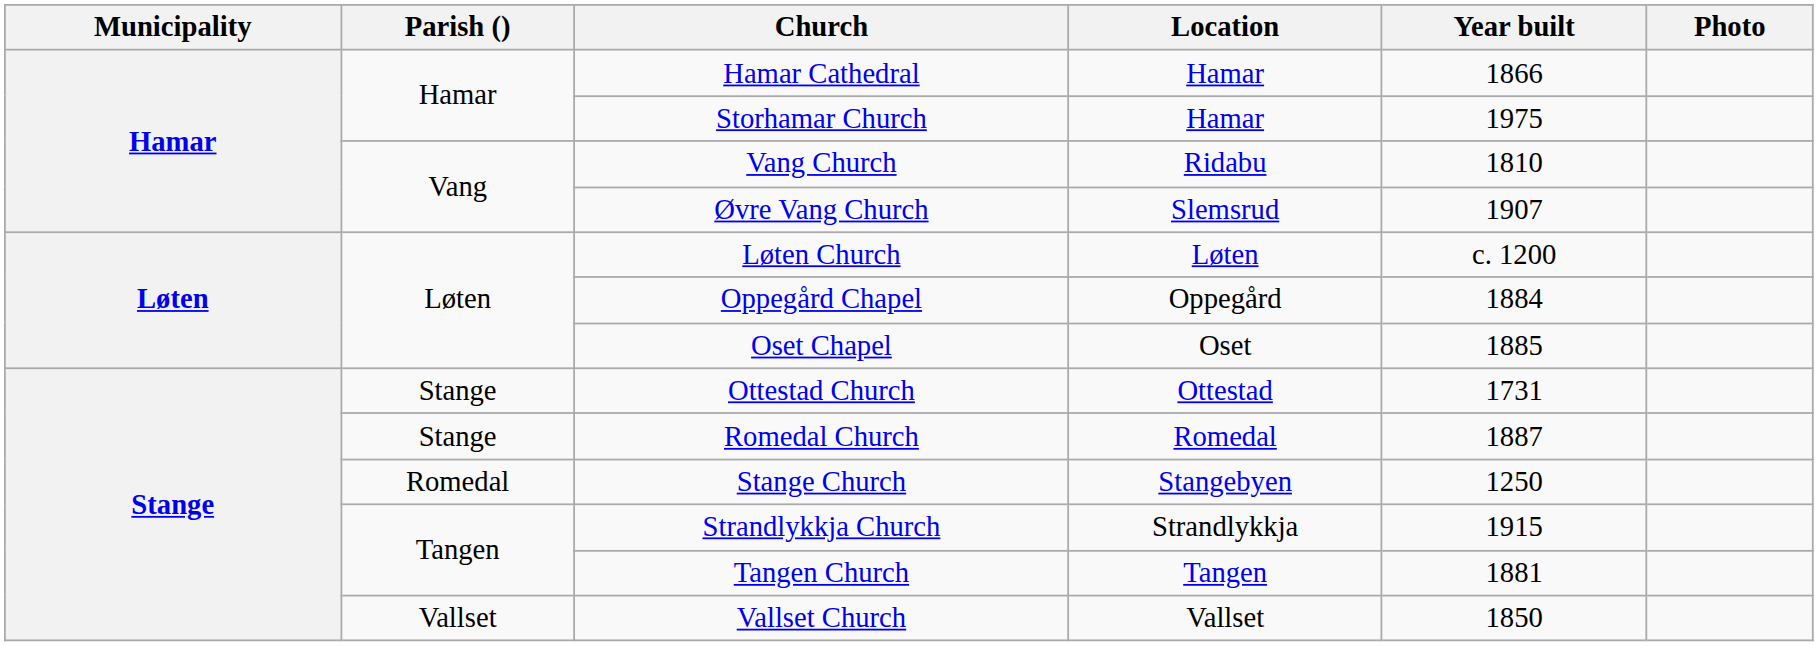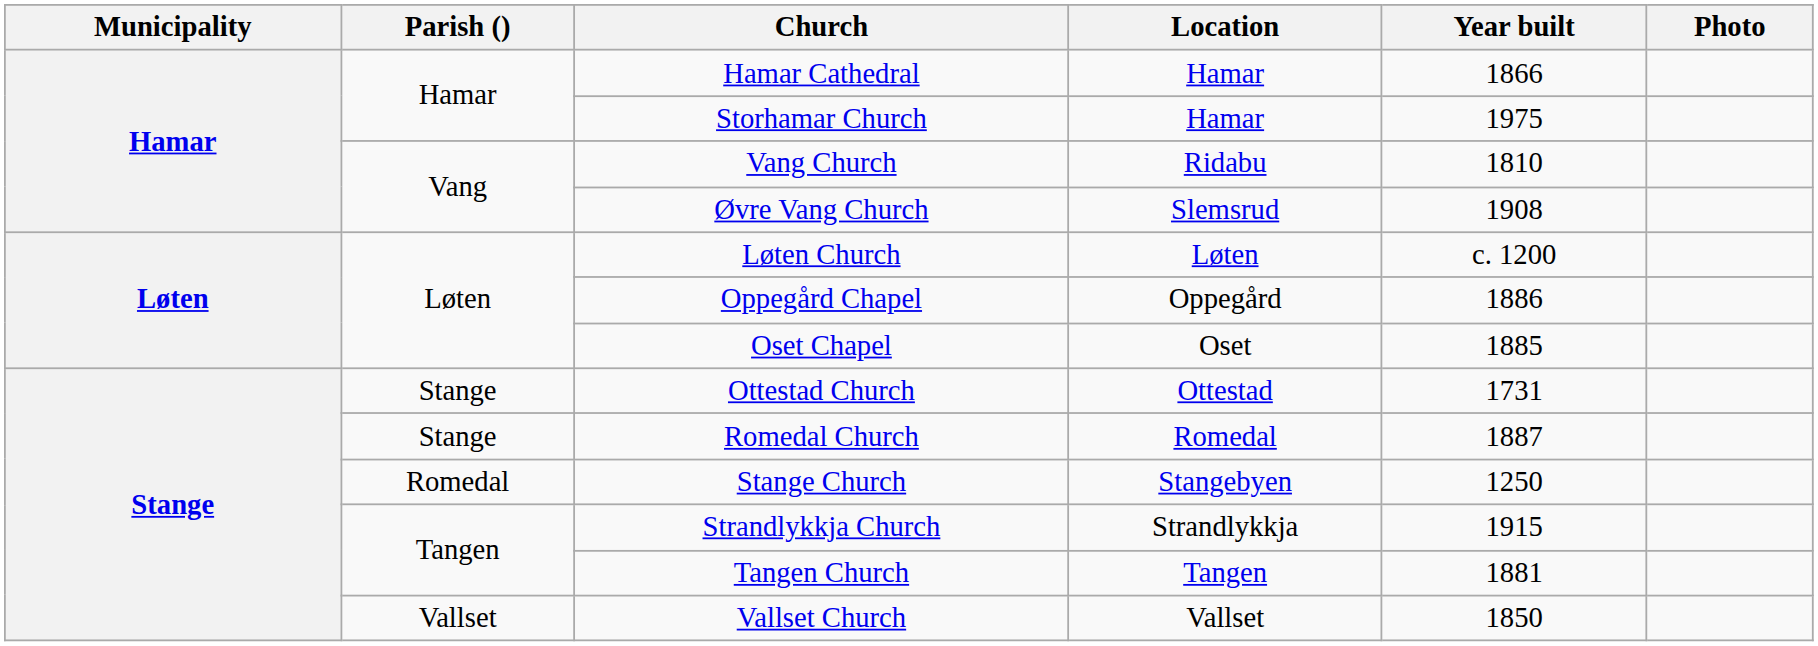(1514, 208) 1907 -> (1514, 208) 1908
(1514, 299) 1884 -> (1514, 299) 1886
